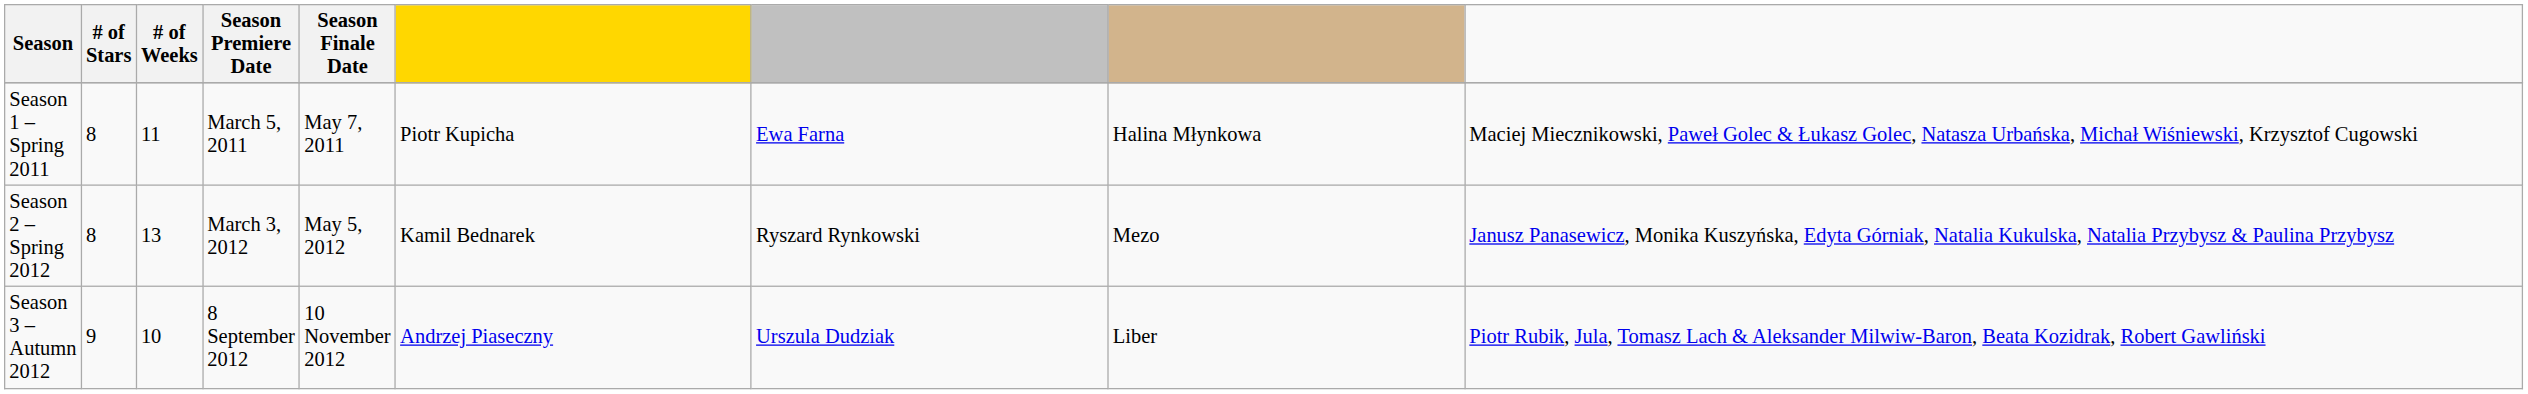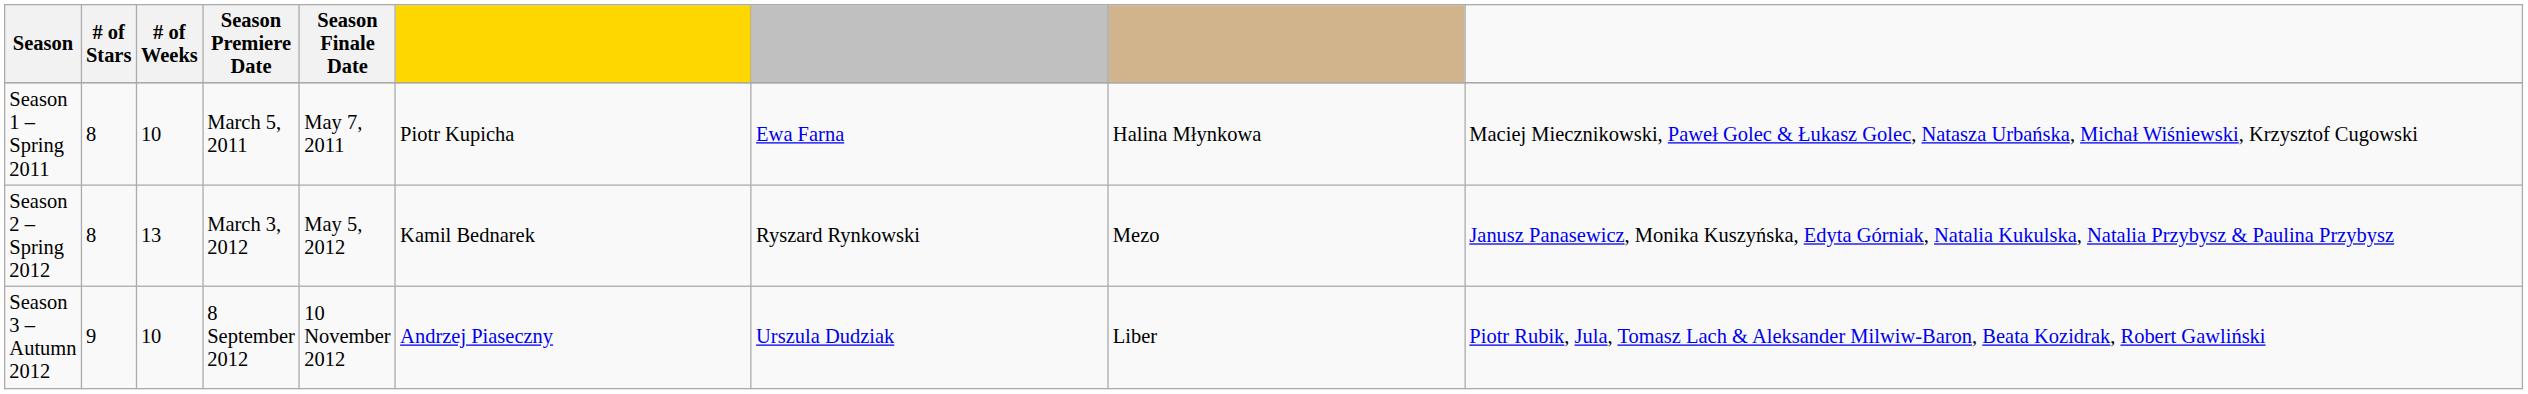(151, 133) 11 -> (151, 133) 10
